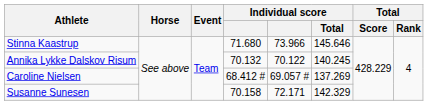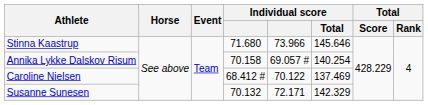(246, 60) 70.132 -> (246, 60) 70.158
(290, 60) 70.122 -> (290, 60) 69.057 #
(332, 60) 140.245 -> (332, 60) 140.254
(290, 76) 69.057 # -> (290, 76) 70.122
(332, 76) 137.269 -> (332, 76) 137.469
(246, 92) 70.158 -> (246, 92) 70.132
